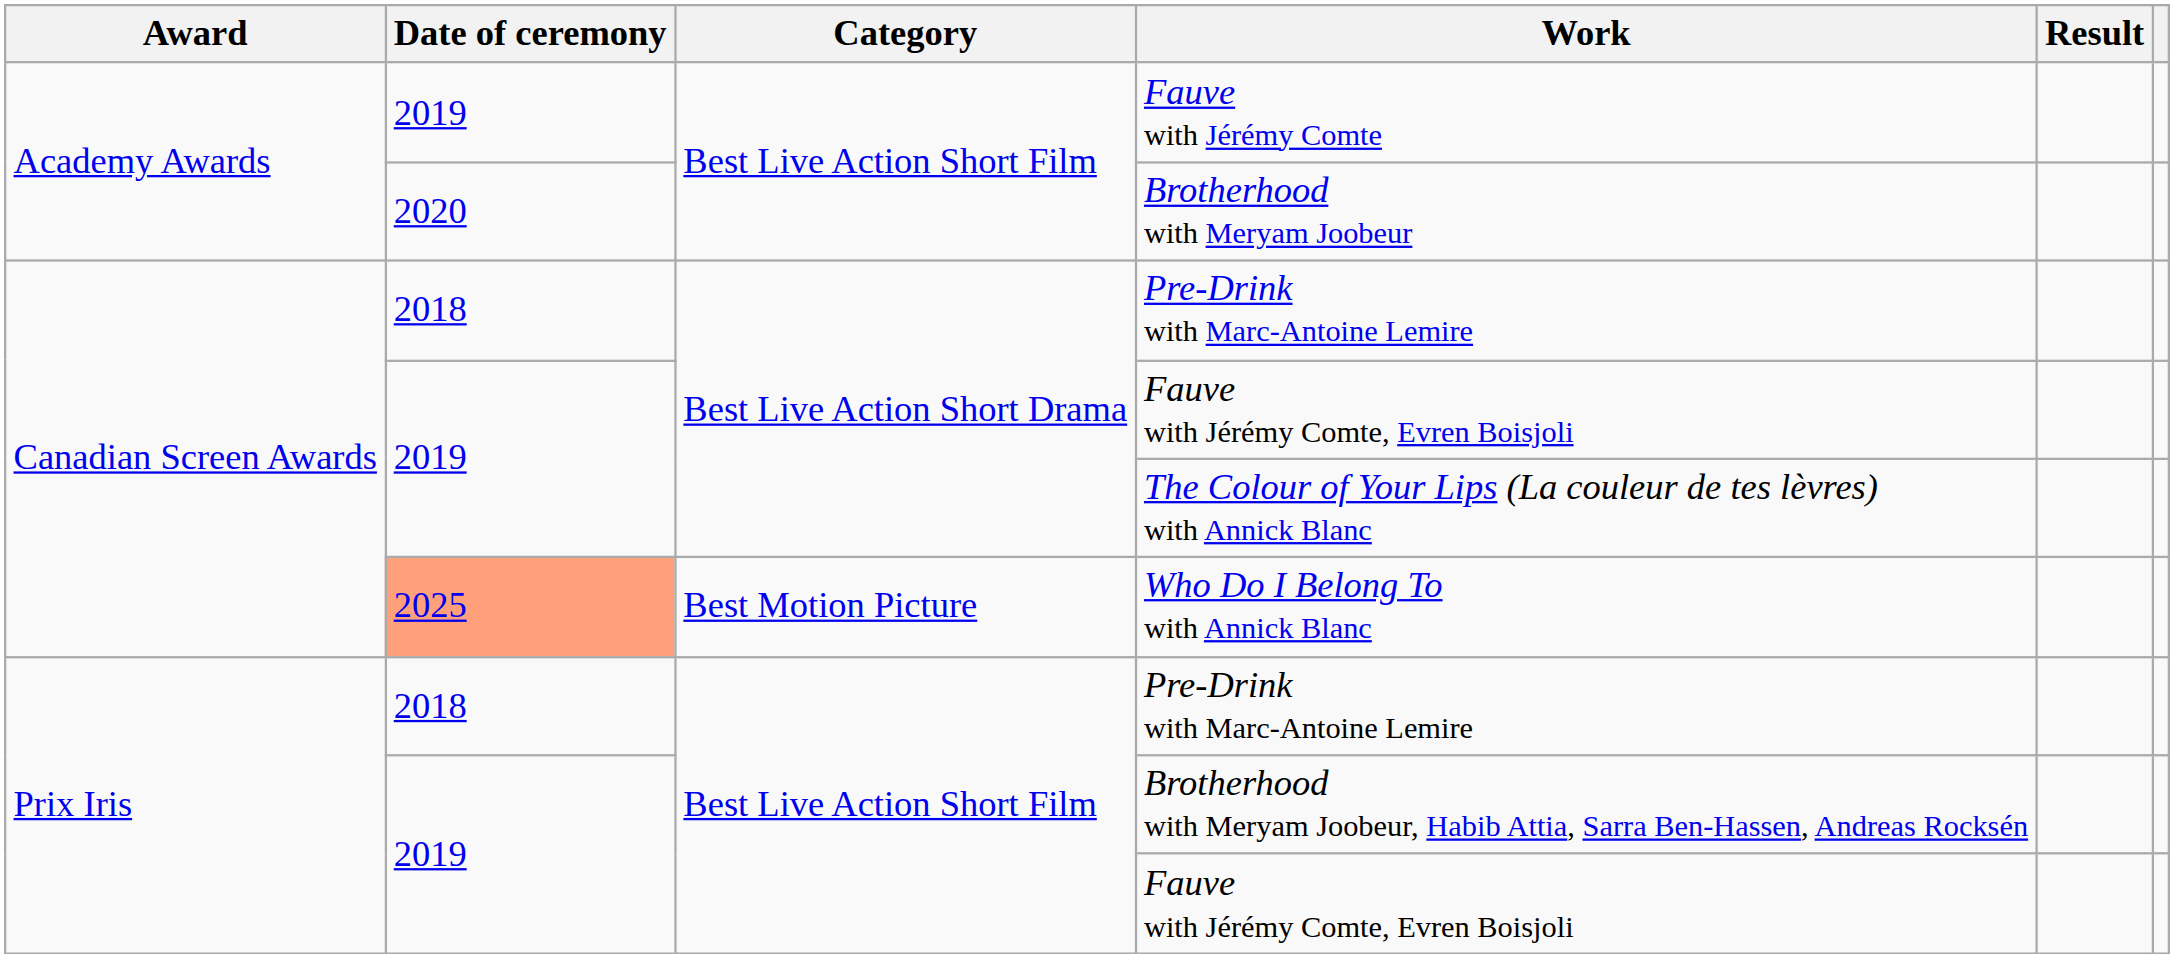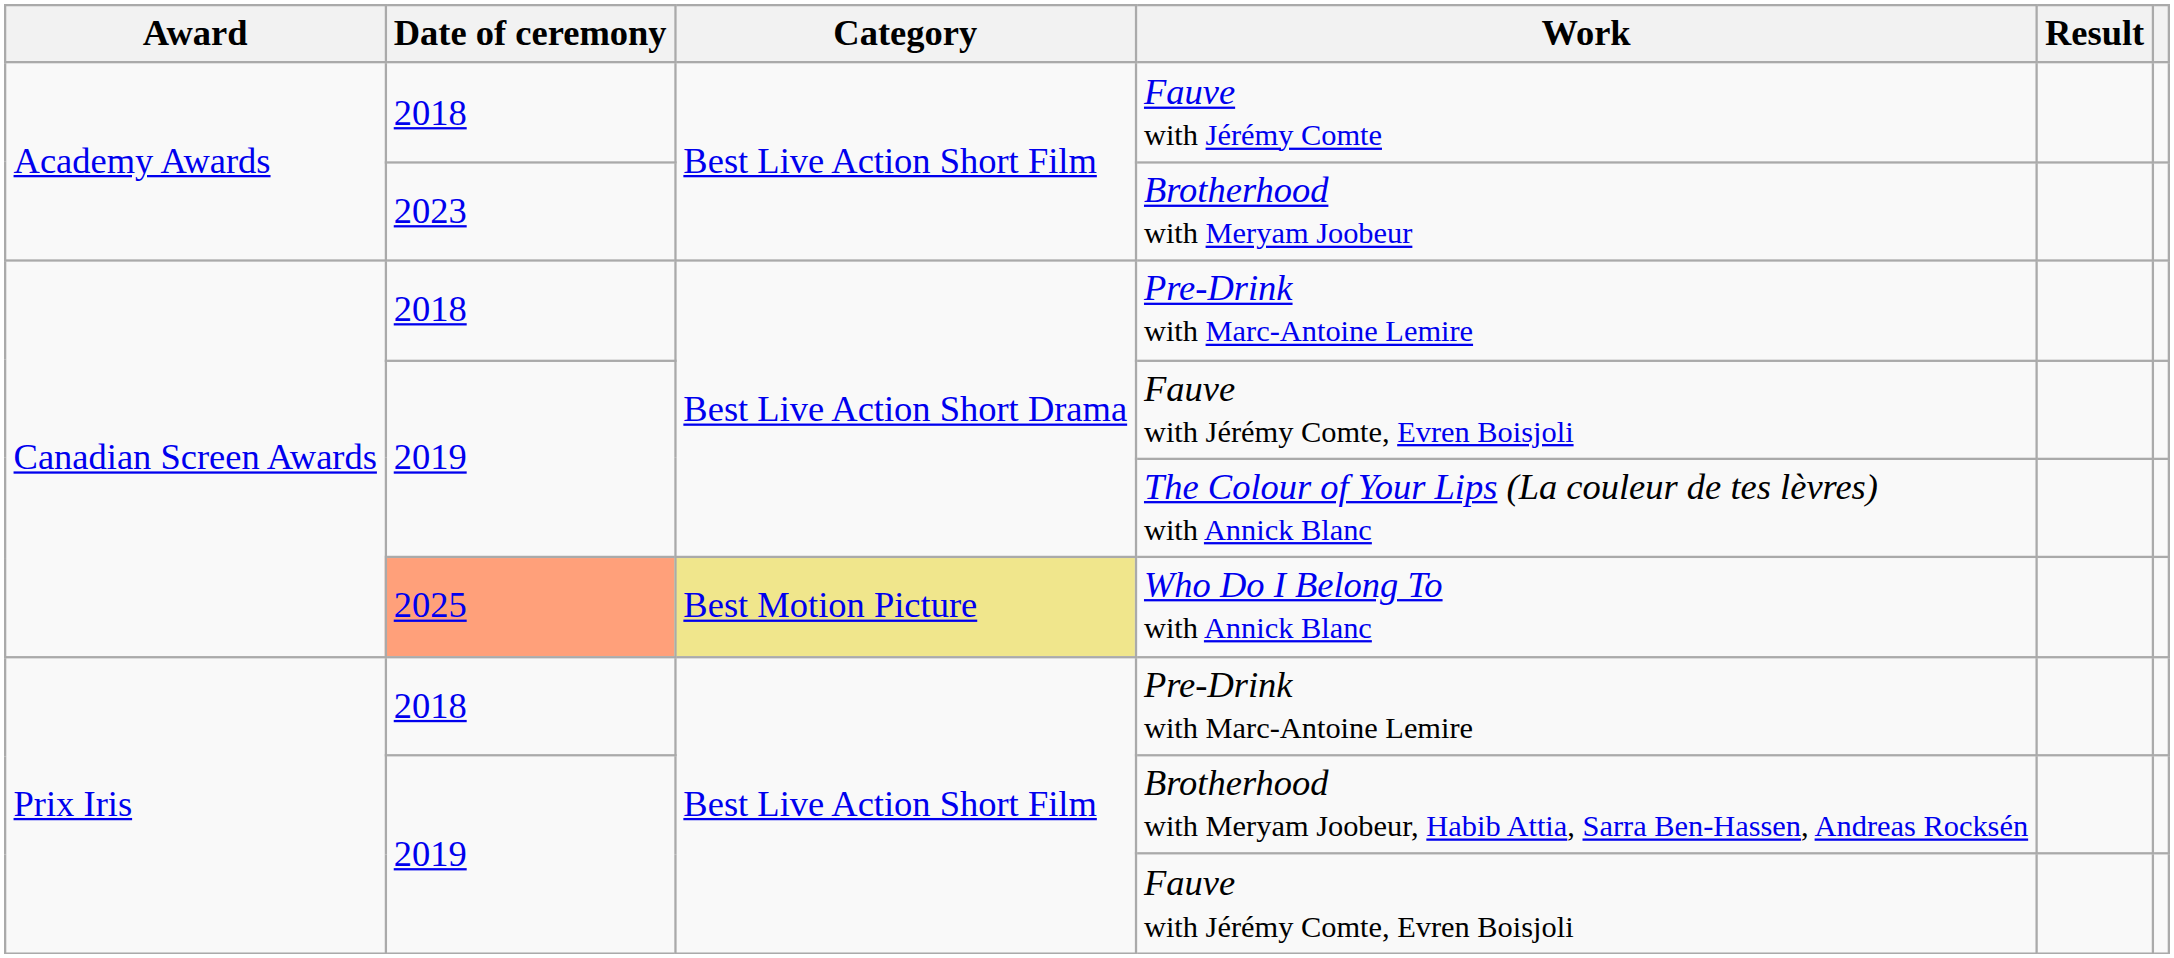(430, 111) 2019 -> (430, 111) 2018
(430, 210) 2020 -> (430, 210) 2023
(830, 606) no background -> (830, 606) khaki background
